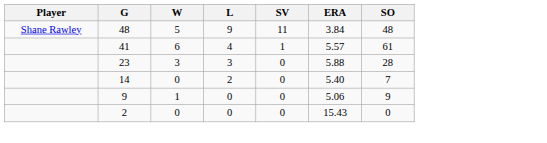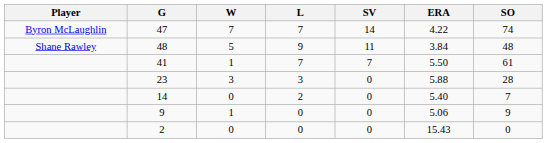+ row: (162, 29)
(177, 46) 6 -> (231, 63) 1
(230, 46) 4 -> (300, 63) 7
(282, 46) 1 -> (369, 63) 7
(335, 46) 5.57 -> (439, 63) 5.50
